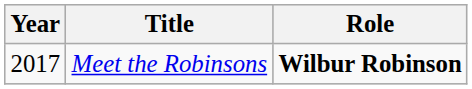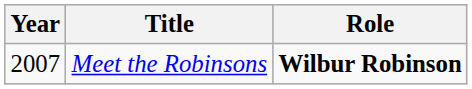(35, 63) 2017 -> (35, 63) 2007
